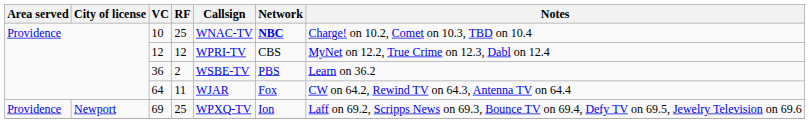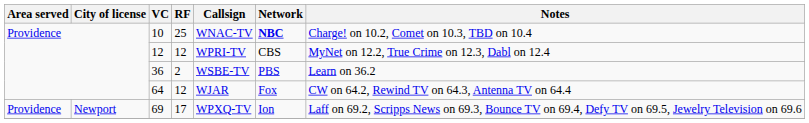(180, 90) 11 -> (180, 90) 12
(180, 109) 25 -> (180, 109) 17
